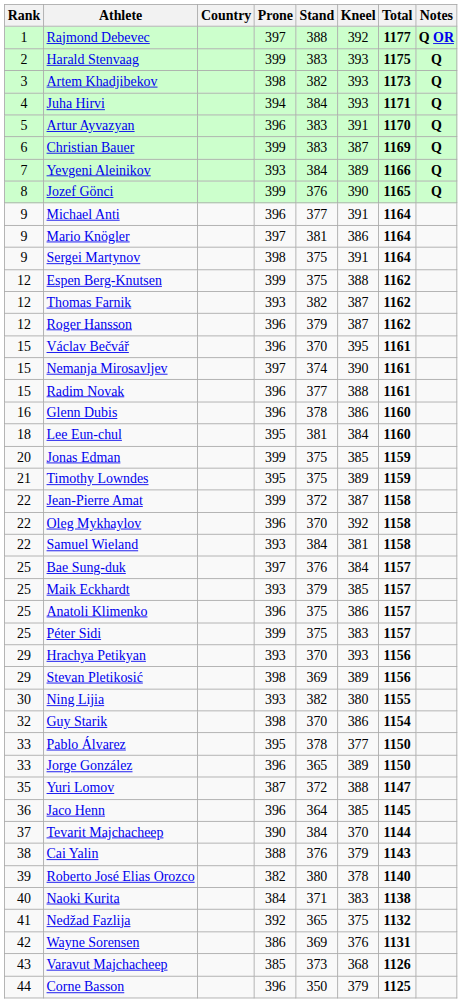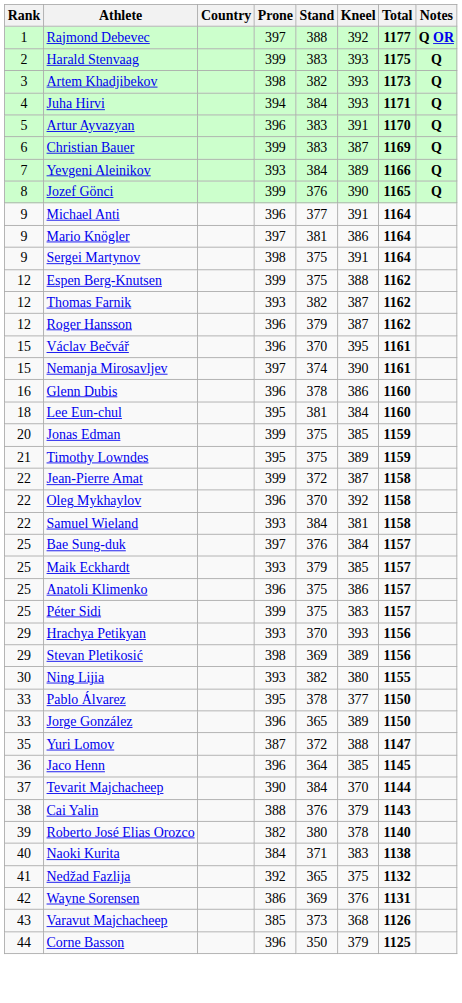- row: (85, 390)
- row: (77, 721)
